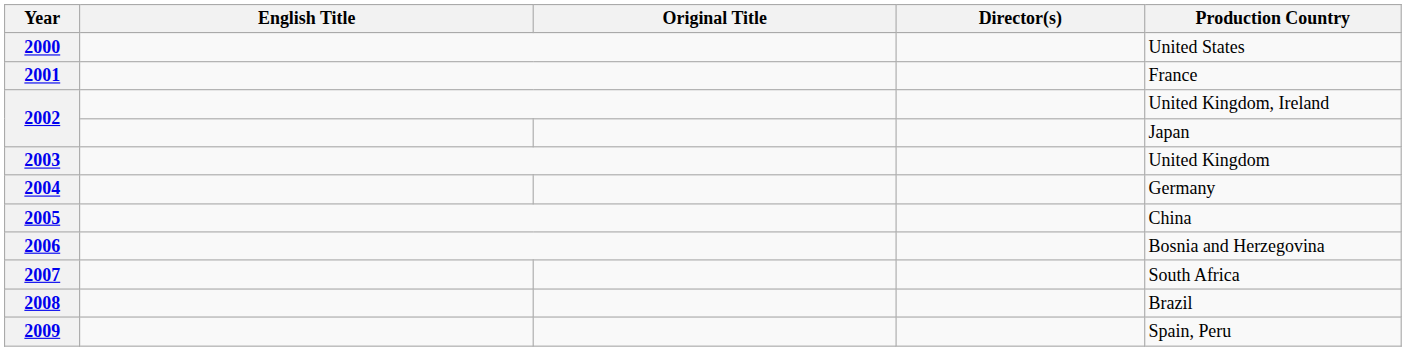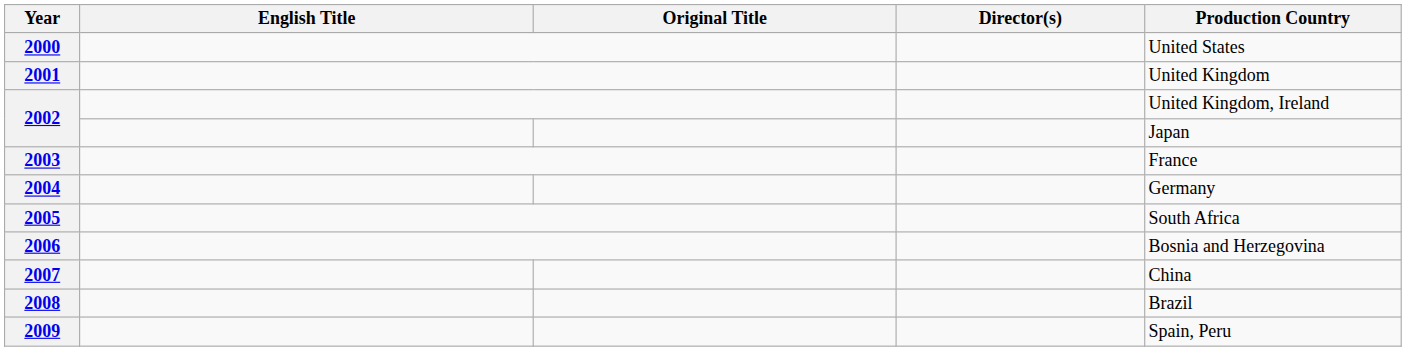(1173, 75) France -> (1209, 75) United Kingdom
(1209, 160) United Kingdom -> (1173, 160) France
(1170, 217) China -> (1194, 217) South Africa
(1194, 274) South Africa -> (1170, 274) China
